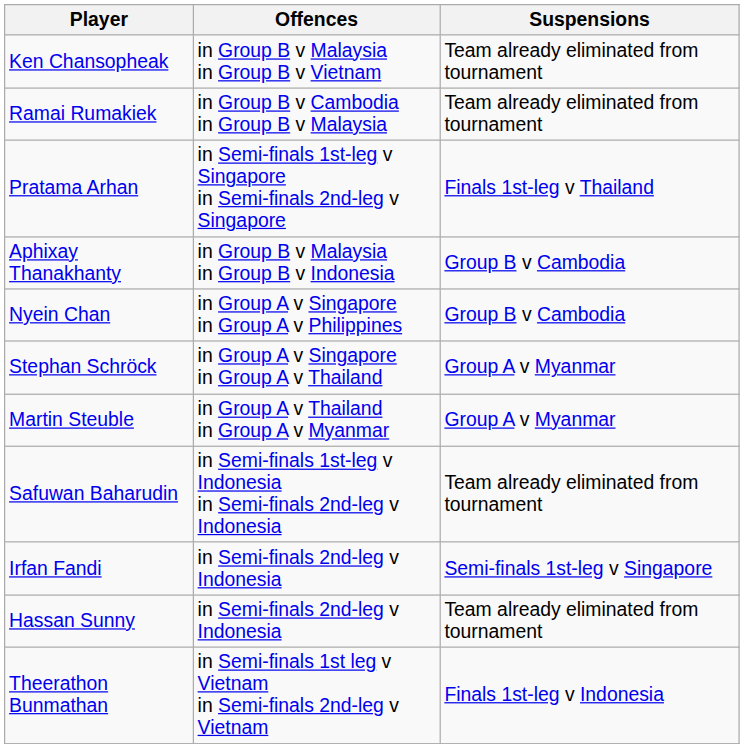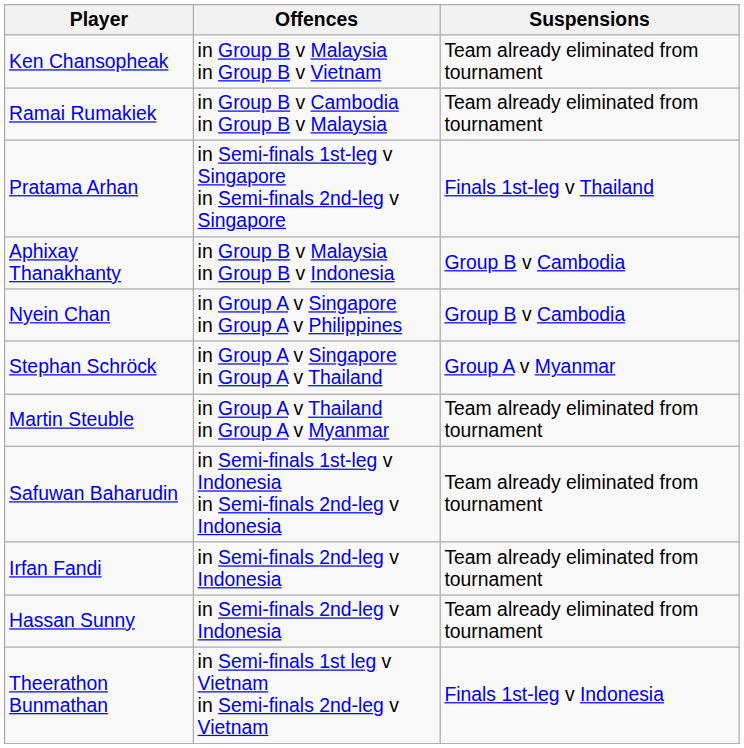(530, 419) Group A v Myanmar -> (571, 419) Team already eliminated from tournament
(578, 568) Semi-finals 1st-leg v Singapore -> (571, 568) Team already eliminated from tournament
